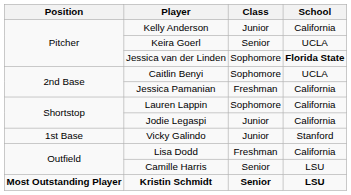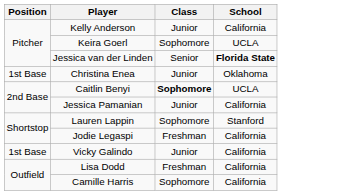(256, 43) Senior -> (184, 43) Sophomore
(256, 58) Sophomore -> (184, 58) Senior
+ row: (103, 74)
(256, 74) normal -> (184, 89) bold
(256, 89) Freshman -> (184, 105) Junior
(315, 105) California -> (245, 120) Stanford
(256, 120) Junior -> (184, 136) Freshman
(315, 136) Stanford -> (245, 151) California
(256, 167) Senior -> (184, 182) Sophomore
(315, 167) LSU -> (245, 182) California
- row: (176, 182)
